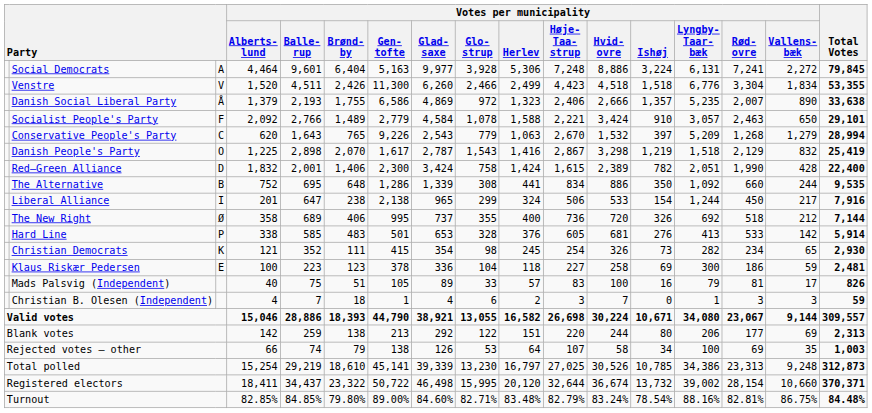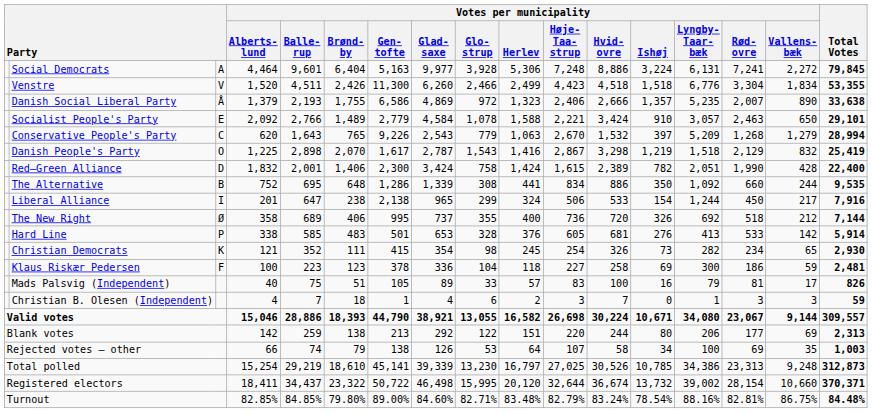(221, 119) F -> (221, 119) E
(221, 267) E -> (221, 267) F
